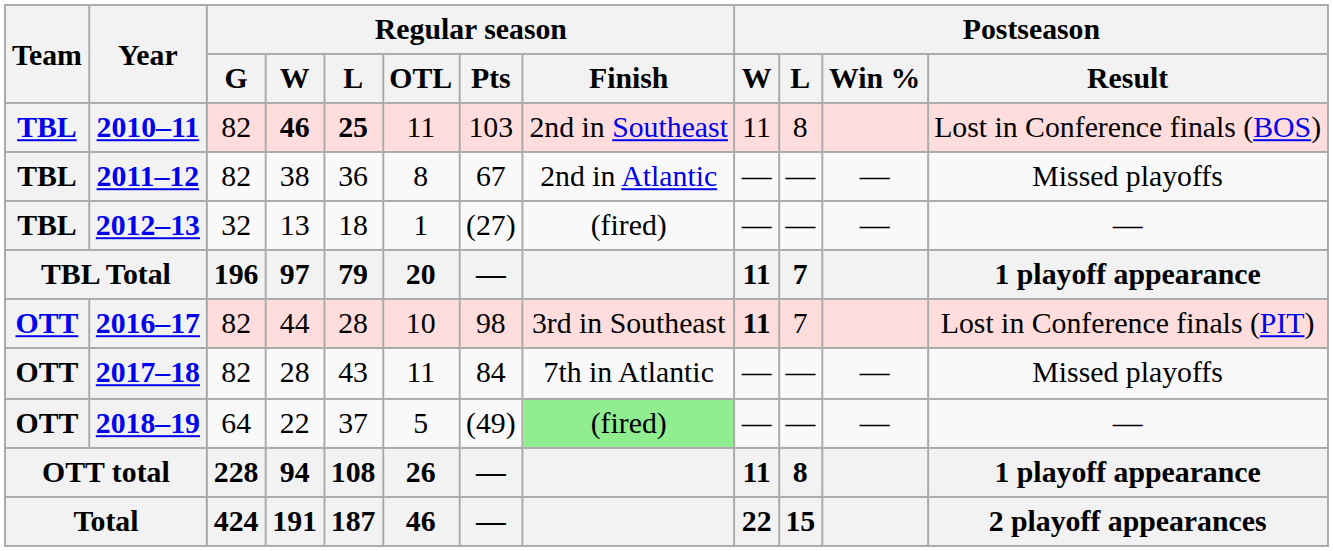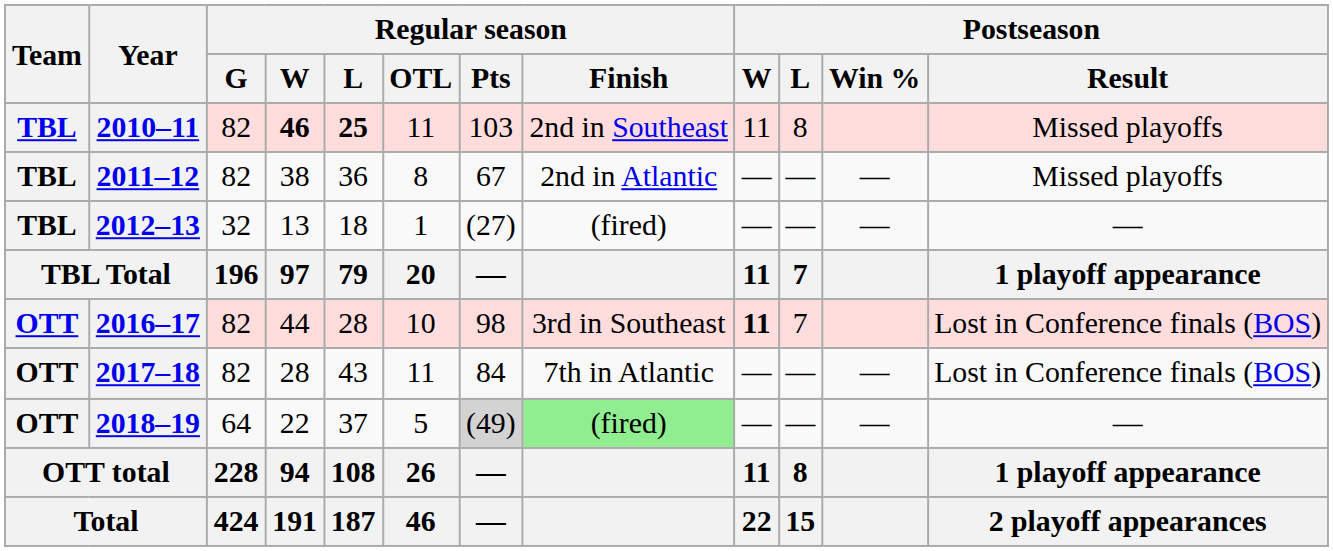(1128, 127) Lost in Conference finals (BOS) -> (1128, 127) Missed playoffs
(1128, 323) Lost in Conference finals (PIT) -> (1128, 323) Lost in Conference finals (BOS)
(1128, 373) Missed playoffs -> (1128, 373) Lost in Conference finals (BOS)
(491, 422) no background -> (491, 422) lightgrey background
